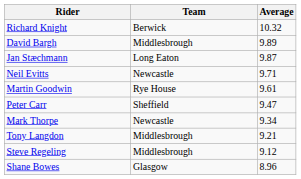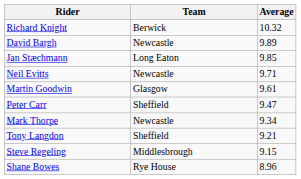(163, 43) Middlesbrough -> (153, 43) Newcastle
(268, 58) 9.87 -> (268, 58) 9.85
(154, 89) Rye House -> (150, 89) Glasgow
(163, 136) Middlesbrough -> (151, 136) Sheffield
(268, 151) 9.12 -> (268, 151) 9.15
(150, 167) Glasgow -> (154, 167) Rye House
